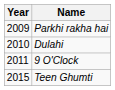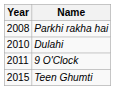(18, 28) 2009 -> (18, 28) 2008
